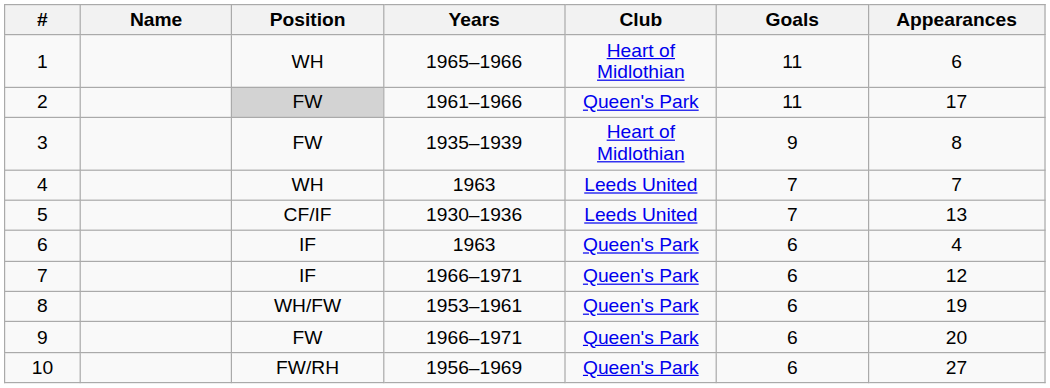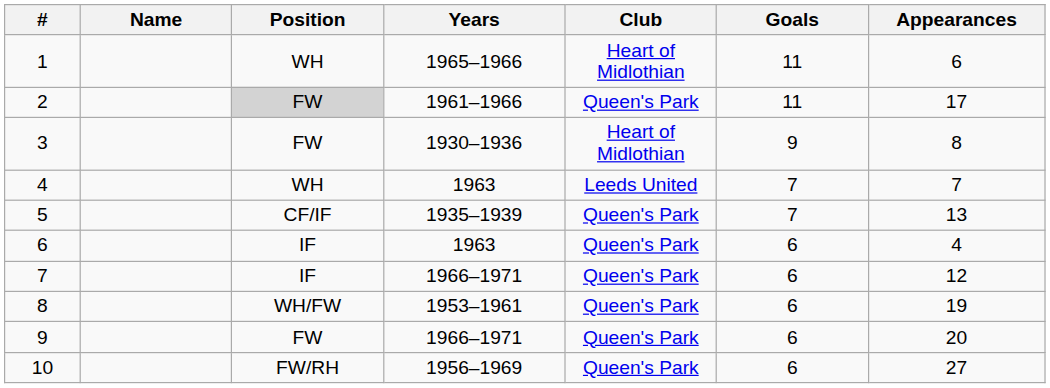(474, 143) 1935–1939 -> (474, 143) 1930–1936
(474, 215) 1930–1936 -> (474, 215) 1935–1939
(641, 215) Leeds United -> (641, 215) Queen's Park
